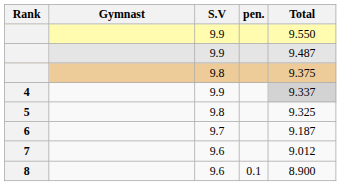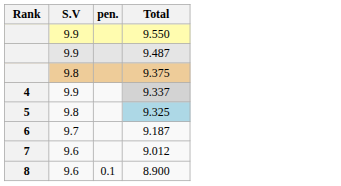- column: (122, 14)
(302, 112) no background -> (156, 112) lightblue background
